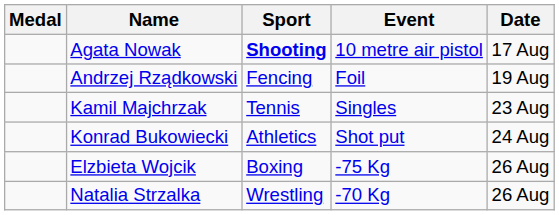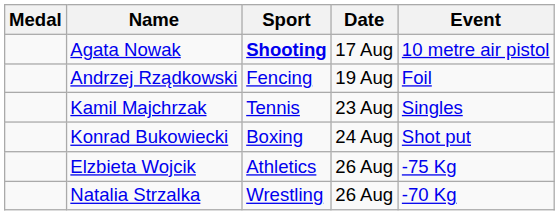columns swapped: (409, 20) <-> (520, 20)
(281, 137) Athletics -> (275, 137) Boxing
(275, 166) Boxing -> (281, 166) Athletics
